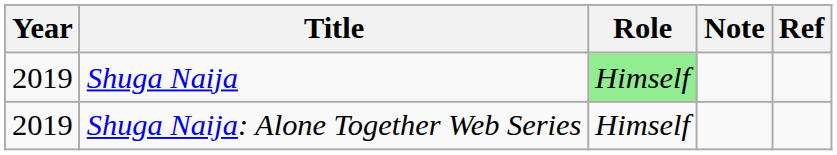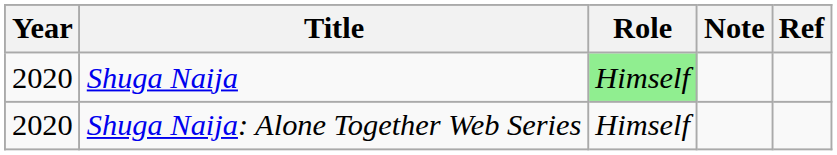(42, 76) 2019 -> (42, 76) 2020
(42, 125) 2019 -> (42, 125) 2020
